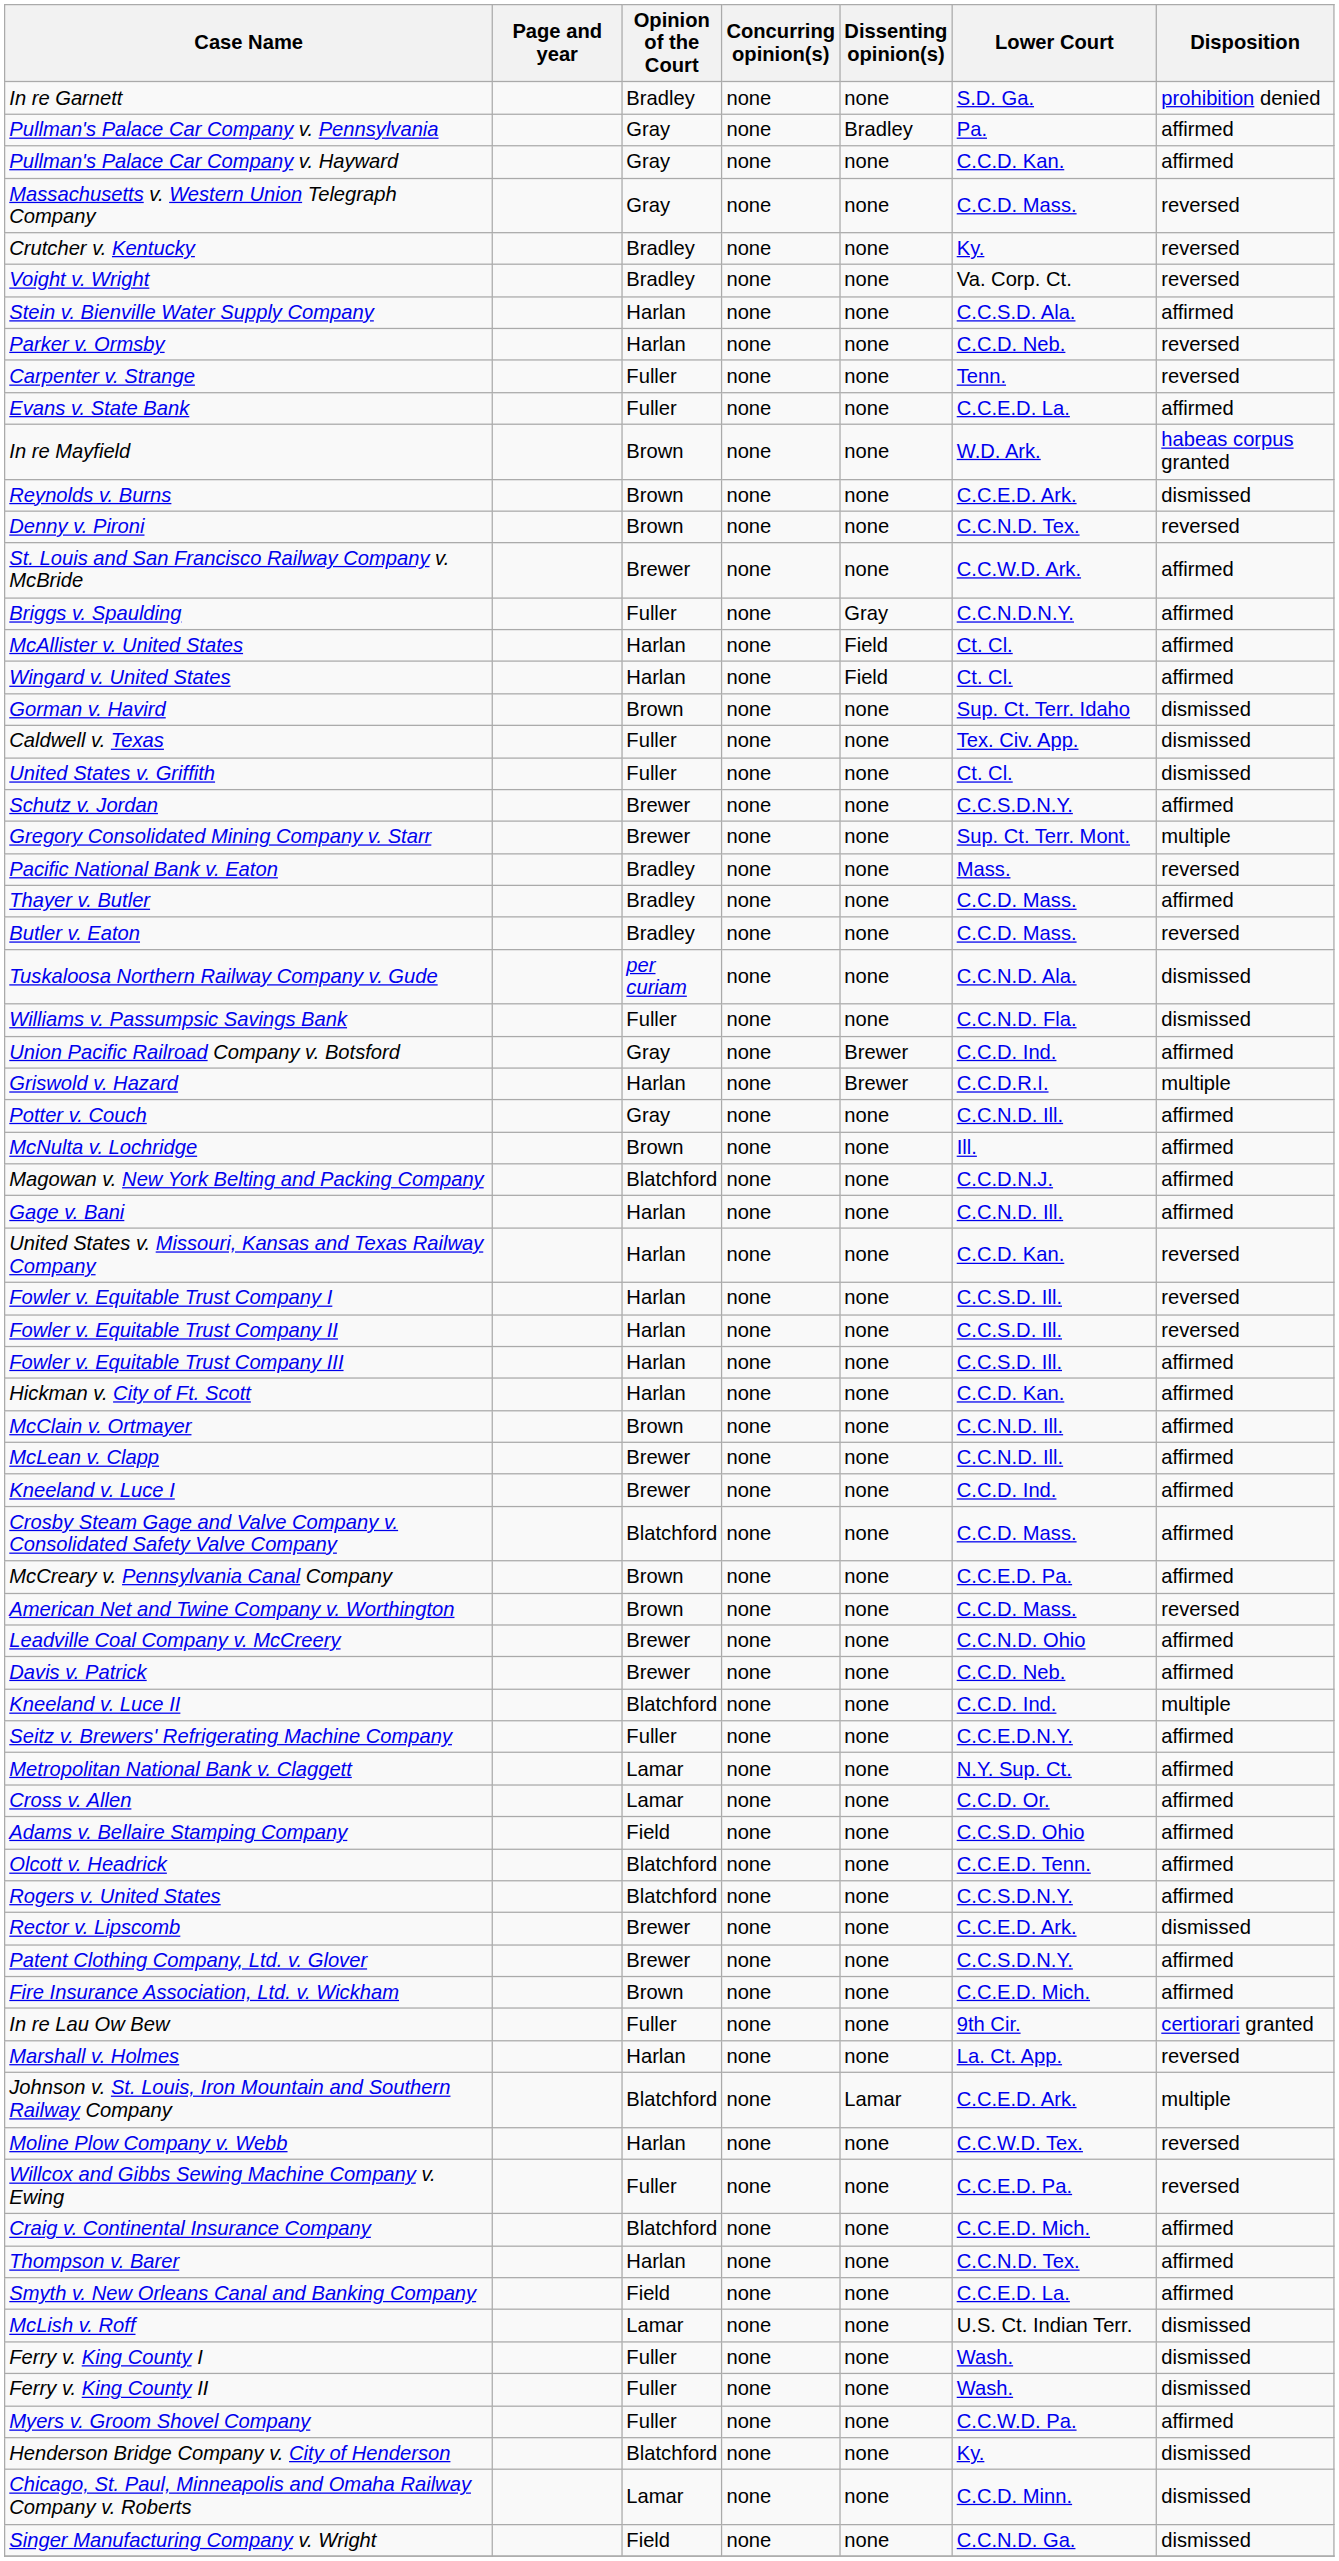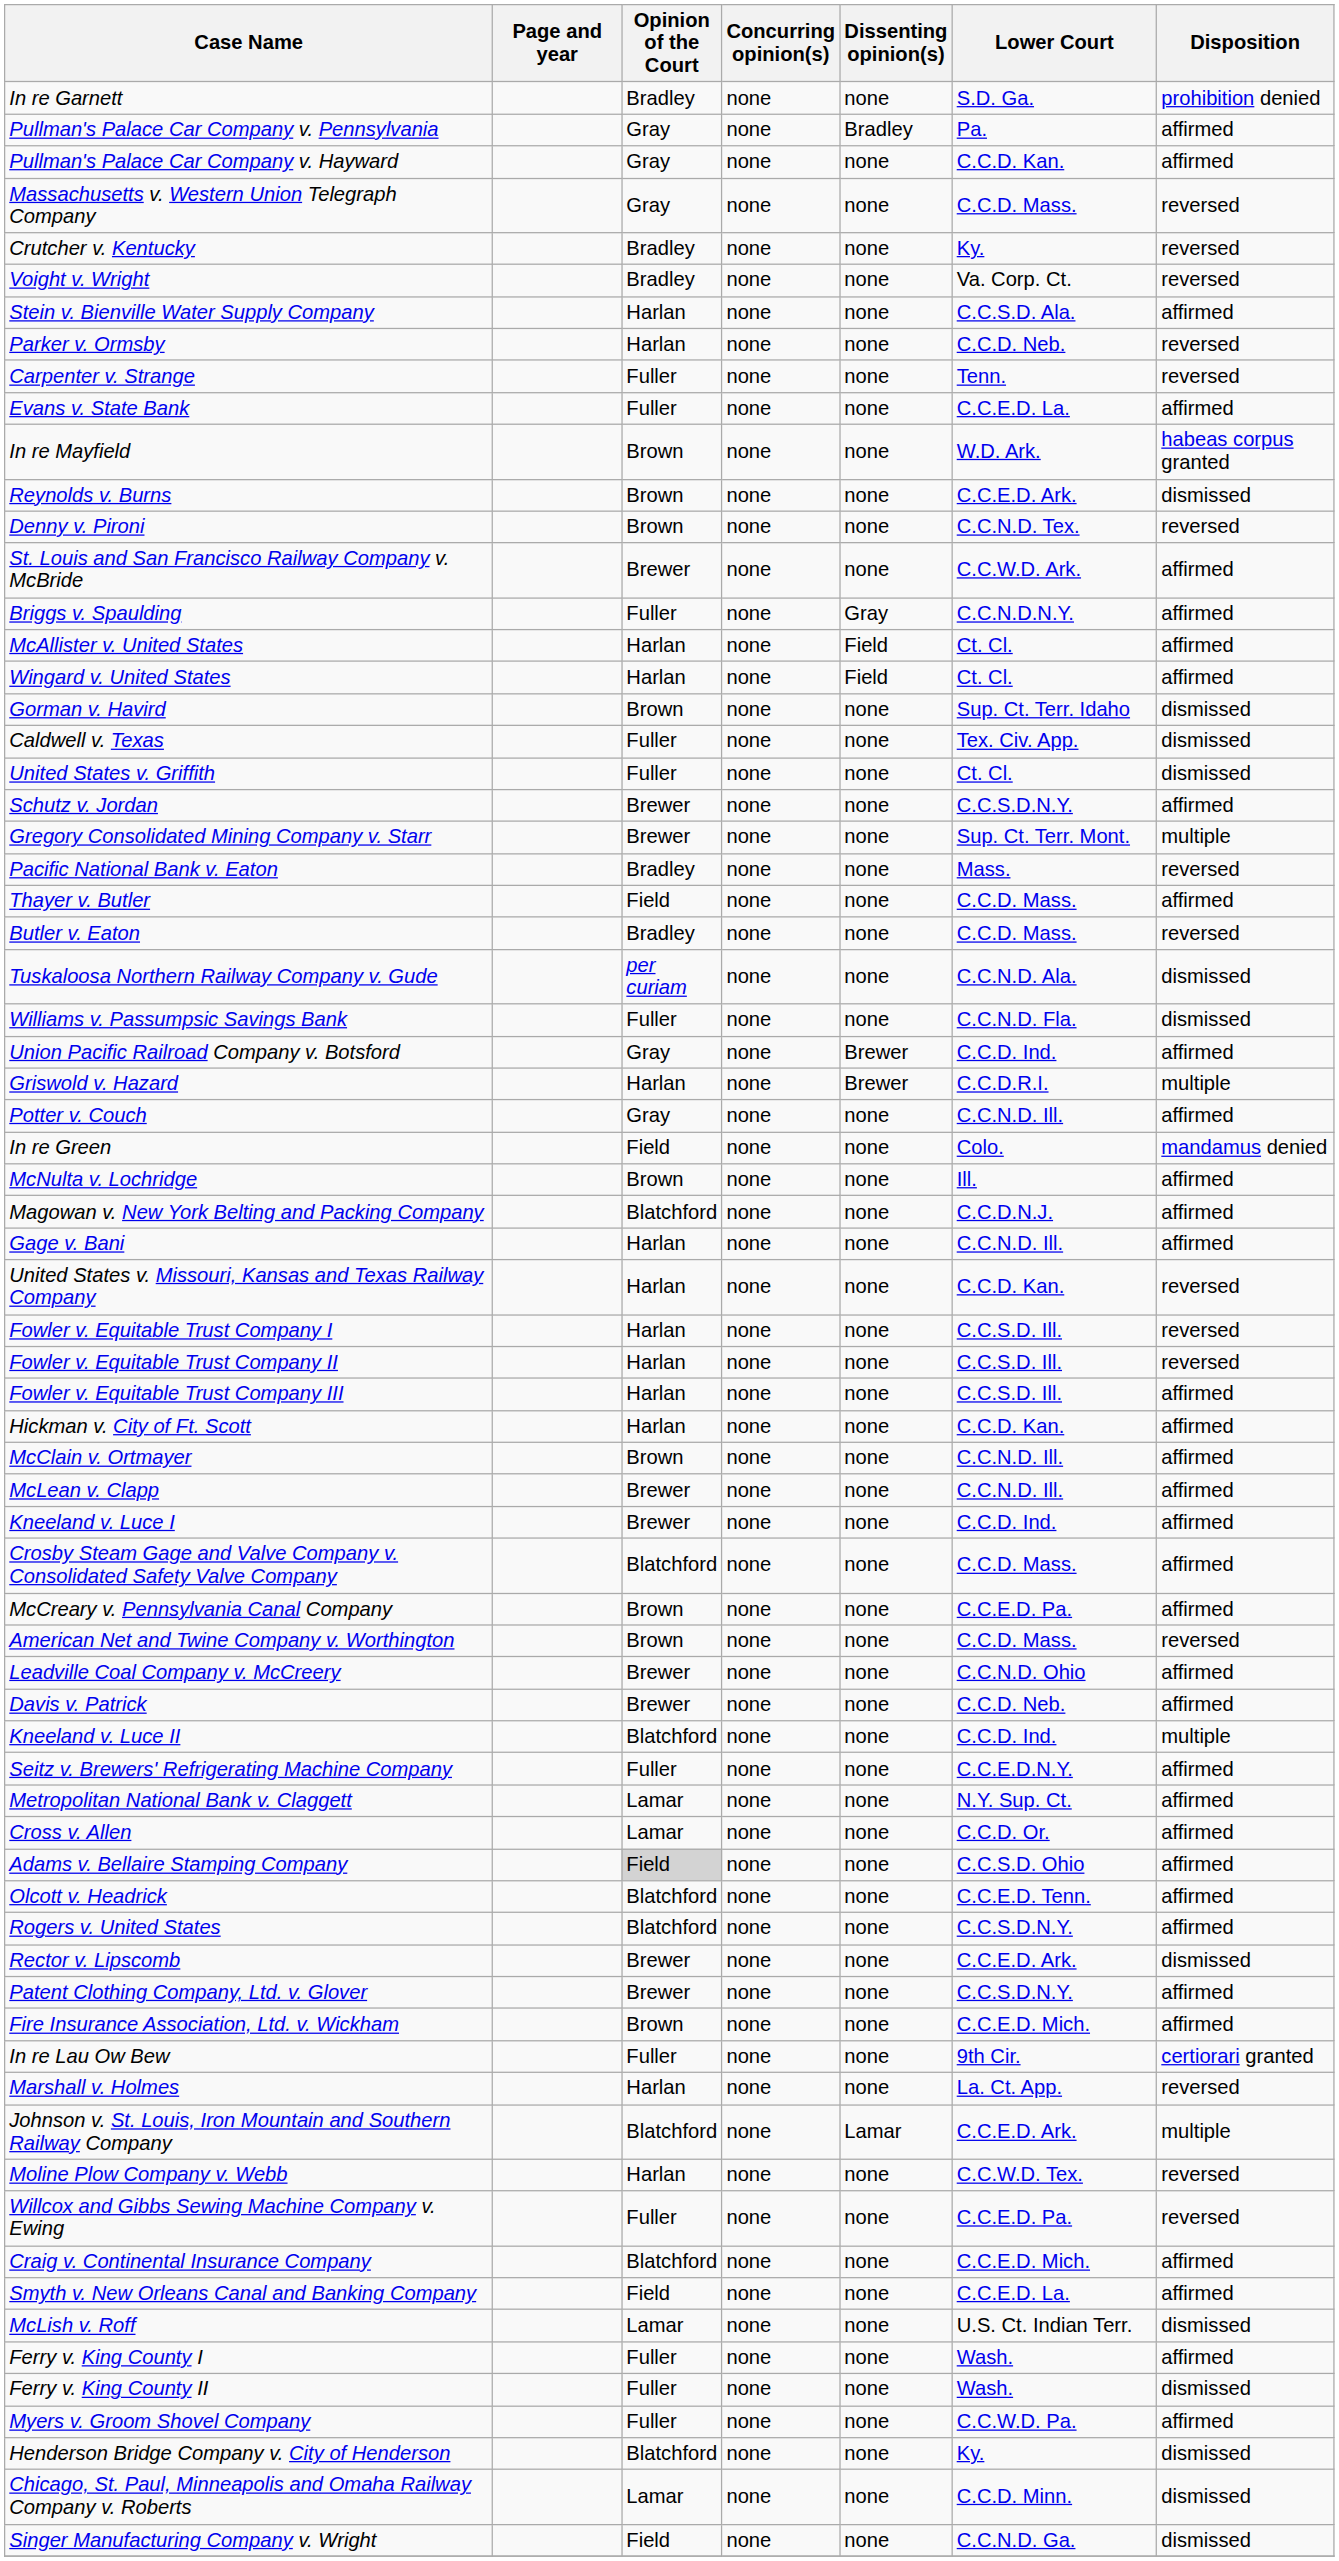(661, 901) Bradley -> (648, 901) Field
+ row: (60, 1147)
(648, 1832) no background -> (648, 1864) lightgrey background
- row: (94, 2261)
(1206, 2357) dismissed -> (1198, 2357) affirmed
